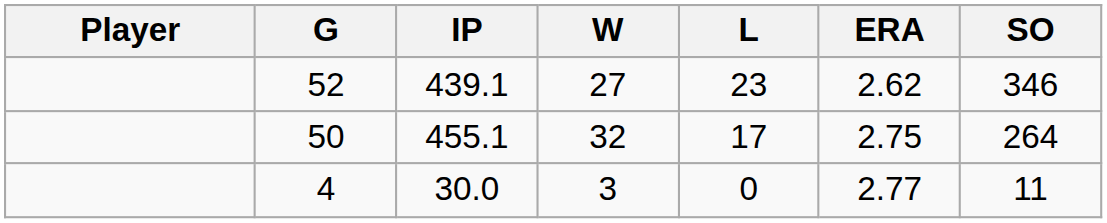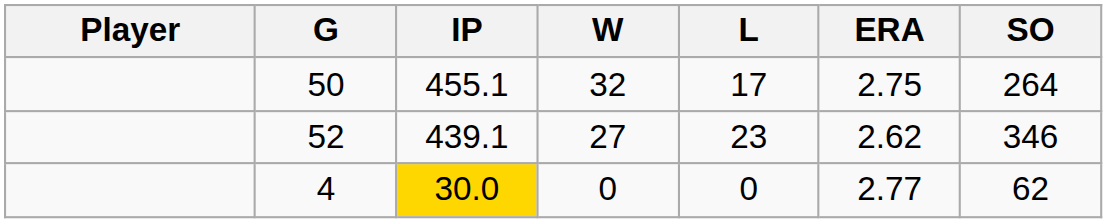rows swapped: (326, 136) <-> (326, 83)
(467, 189) no background -> (467, 189) gold background
(608, 189) 3 -> (608, 189) 0
(1030, 189) 11 -> (1030, 189) 62
